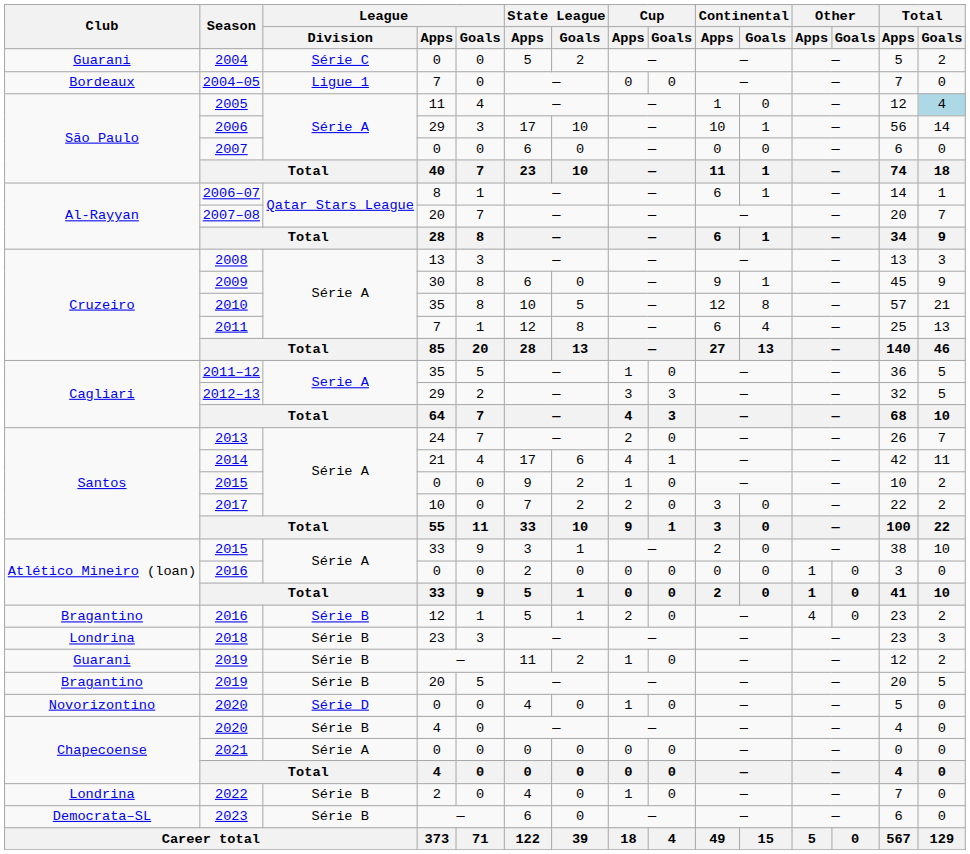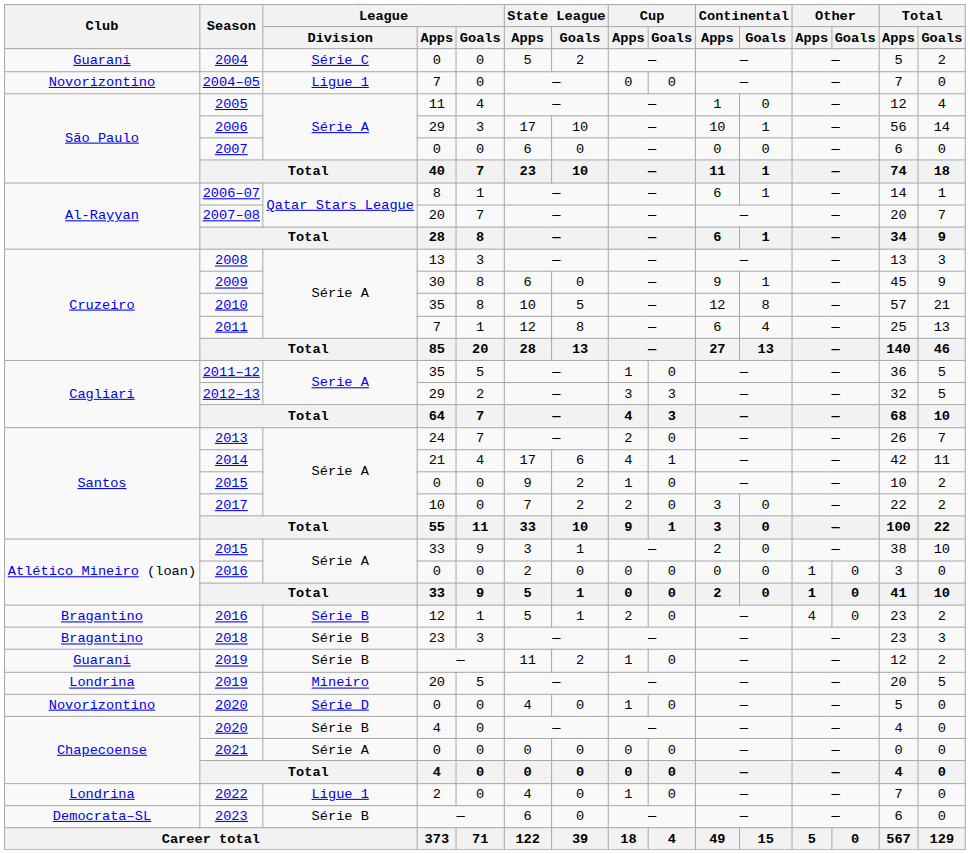(102, 82) Bordeaux -> (102, 82) Novorizontino
(942, 105) lightblue background -> (942, 105) no background
(102, 639) Londrina -> (102, 639) Bragantino
(102, 683) Bragantino -> (102, 683) Londrina
(340, 683) Série B -> (340, 683) Mineiro
(340, 794) Série B -> (340, 794) Ligue 1
